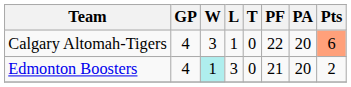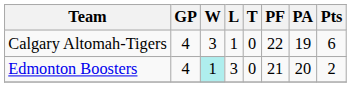(303, 43) 20 -> (303, 43) 19
(332, 43) lightsalmon background -> (332, 43) no background
